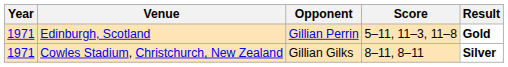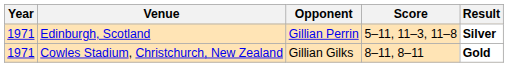(477, 34) Gold -> (479, 34) Silver
(479, 53) Silver -> (477, 53) Gold
